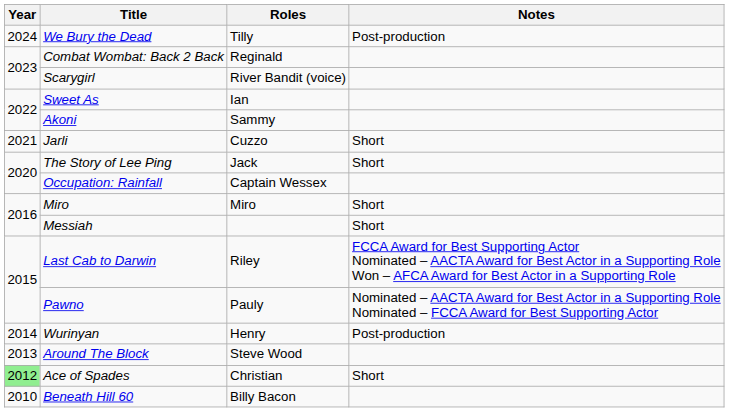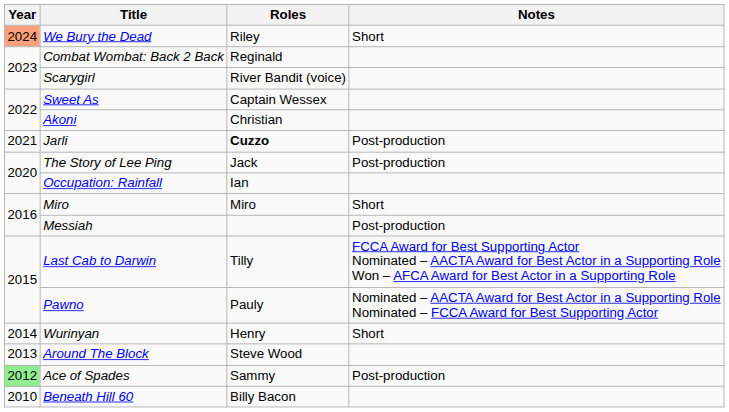(22, 36) no background -> (22, 36) lightsalmon background
(242, 36) Tilly -> (245, 36) Riley
(399, 36) Post-production -> (368, 36) Short
(239, 99) Ian -> (278, 99) Captain Wessex
(253, 120) Sammy -> (256, 120) Christian
(249, 141) normal -> (250, 141) bold
(368, 141) Short -> (399, 141) Post-production
(368, 162) Short -> (399, 162) Post-production
(278, 183) Captain Wessex -> (239, 183) Ian
(368, 225) Short -> (399, 225) Post-production
(245, 261) Riley -> (242, 261) Tilly
(399, 333) Post-production -> (368, 333) Short
(256, 375) Christian -> (253, 375) Sammy
(368, 375) Short -> (399, 375) Post-production
